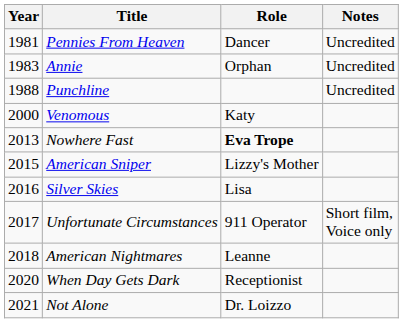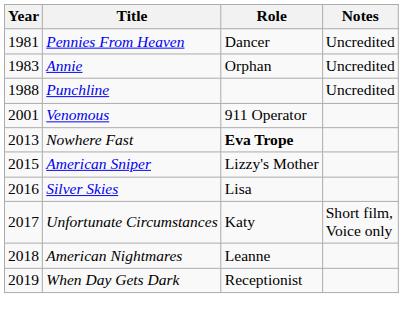(24, 115) 2000 -> (24, 115) 2001
(240, 115) Katy -> (266, 115) 911 Operator
(266, 222) 911 Operator -> (240, 222) Katy
(24, 280) 2020 -> (24, 280) 2019
- row: (77, 305)
